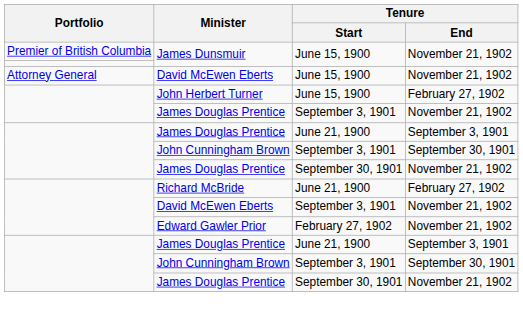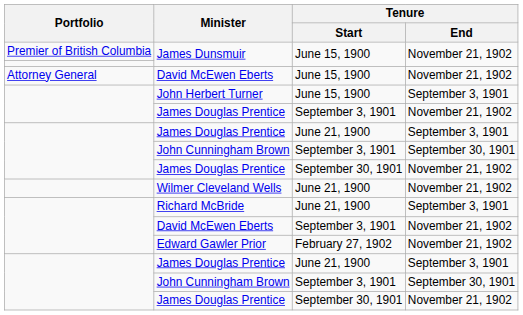(456, 94) February 27, 1902 -> (458, 94) September 3, 1901
+ row: (219, 188)
(456, 188) February 27, 1902 -> (458, 207) September 3, 1901
